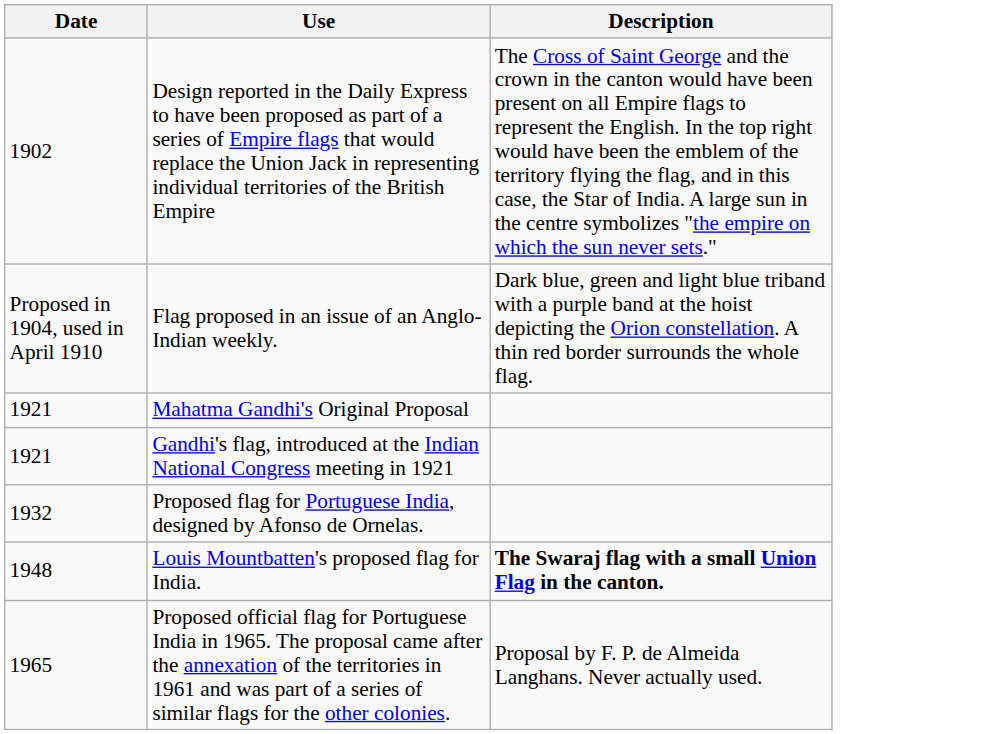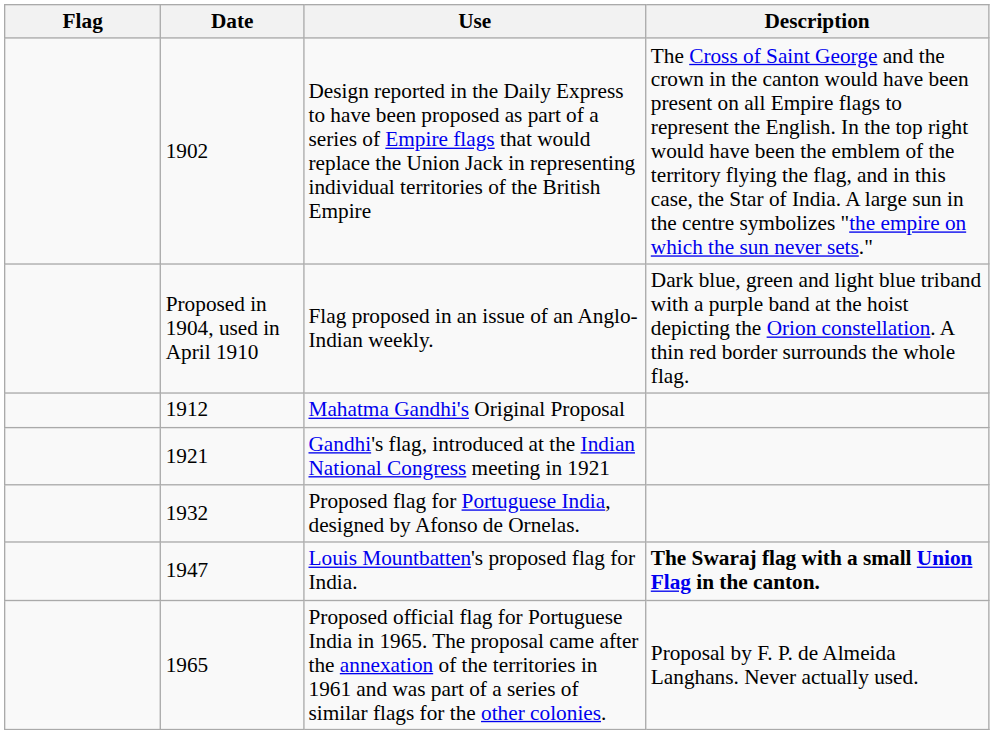+ column: (83, 21)
(31, 409) 1921 -> (187, 409) 1912
(31, 570) 1948 -> (187, 570) 1947
